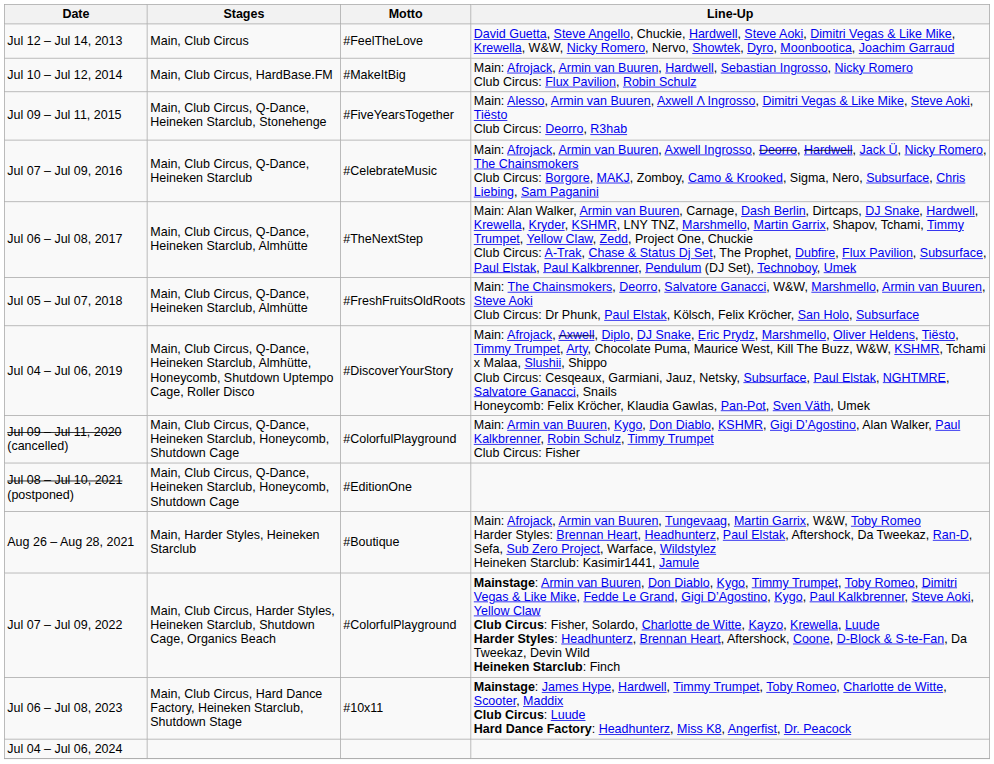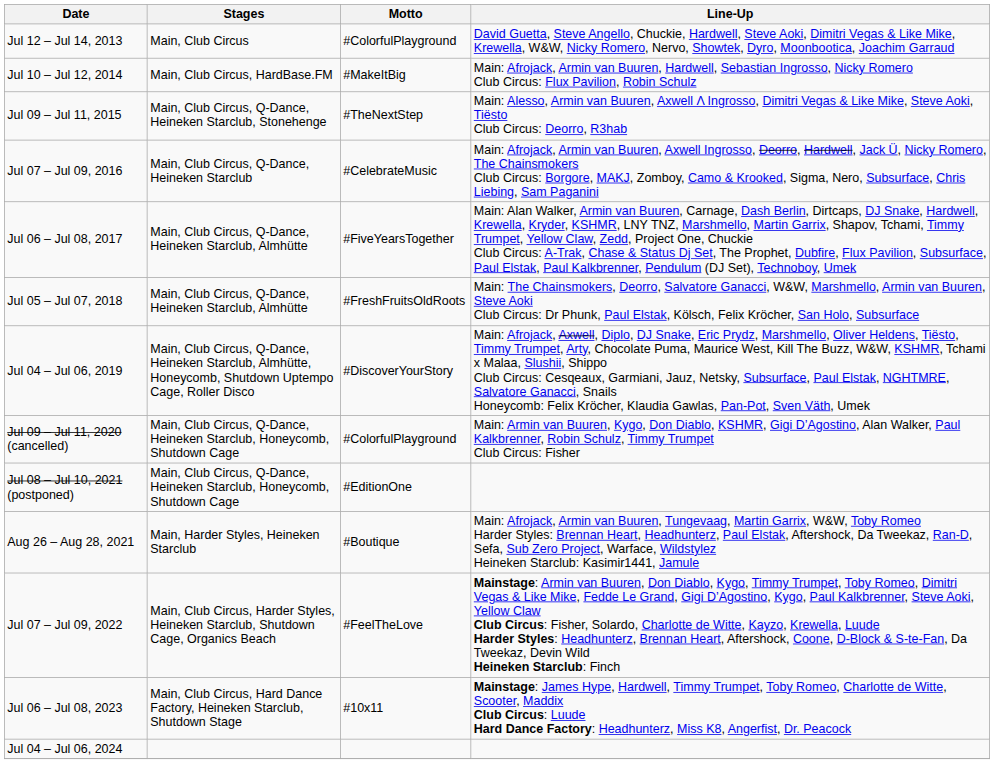(383, 41) #FeelTheLove -> (400, 41) #ColorfulPlayground
(399, 115) #FiveYearsTogether -> (383, 115) #TheNextStep
(383, 239) #TheNextStep -> (399, 239) #FiveYearsTogether
(400, 625) #ColorfulPlayground -> (383, 625) #FeelTheLove
